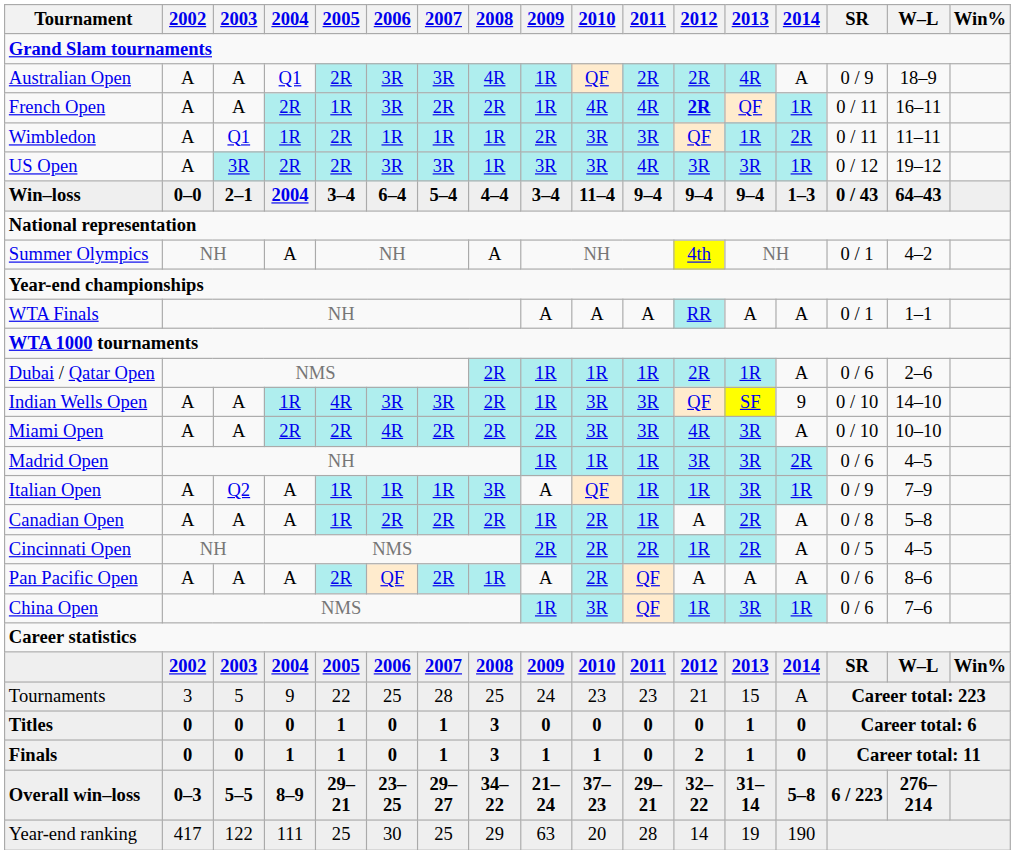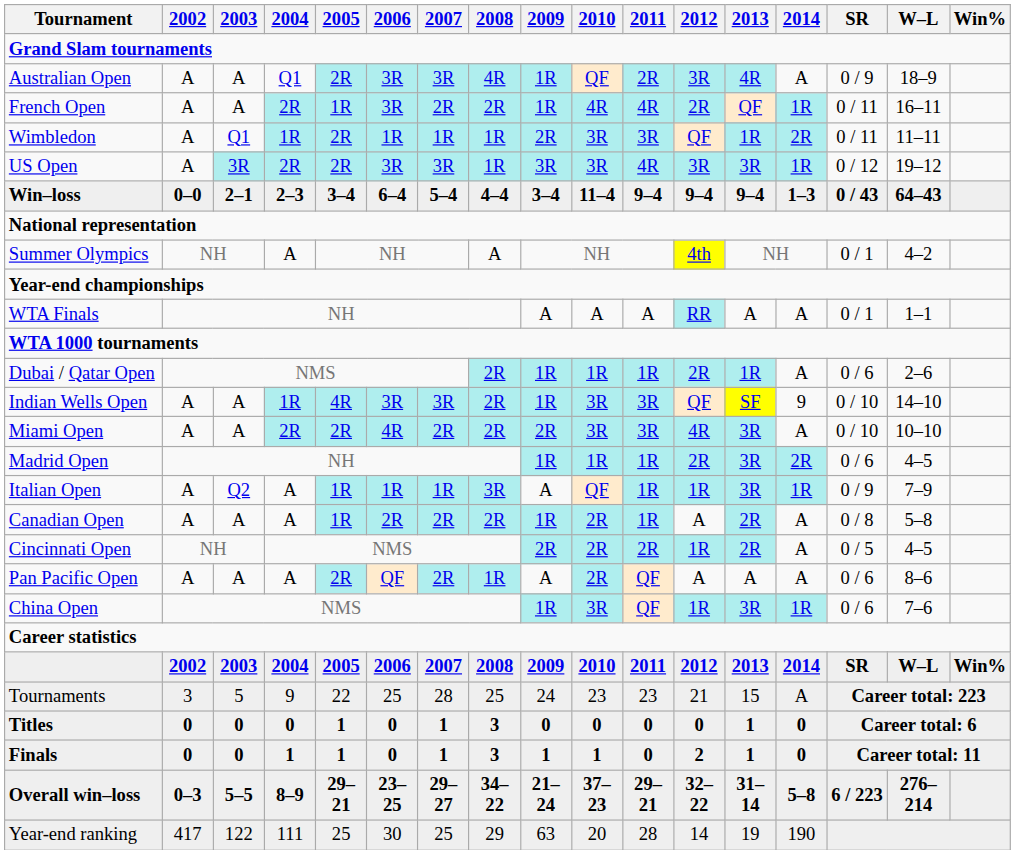(699, 78) 2R -> (699, 78) 3R
(699, 107) bold -> (699, 107) normal
(290, 195) 2004 -> (290, 195) 2–3
(699, 460) 3R -> (699, 460) 2R
